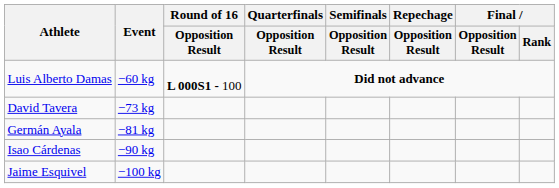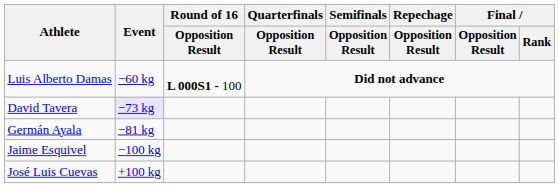(136, 108) no background -> (136, 108) lavender background
- row: (44, 150)
+ row: (52, 172)
